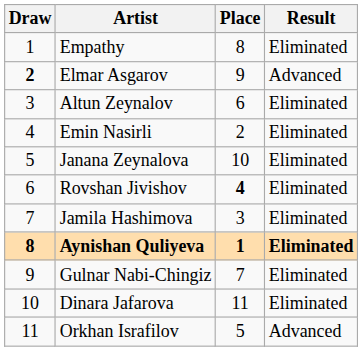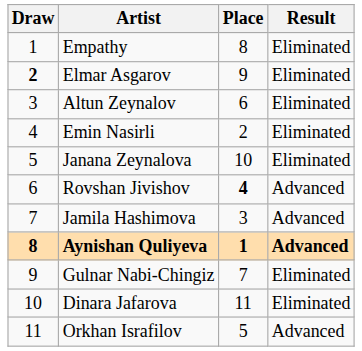(305, 75) Advanced -> (311, 75) Eliminated
(308, 189) Eliminated -> (308, 189) Advanced
(308, 217) Eliminated -> (308, 217) Advanced
(311, 246) Eliminated -> (310, 246) Advanced
